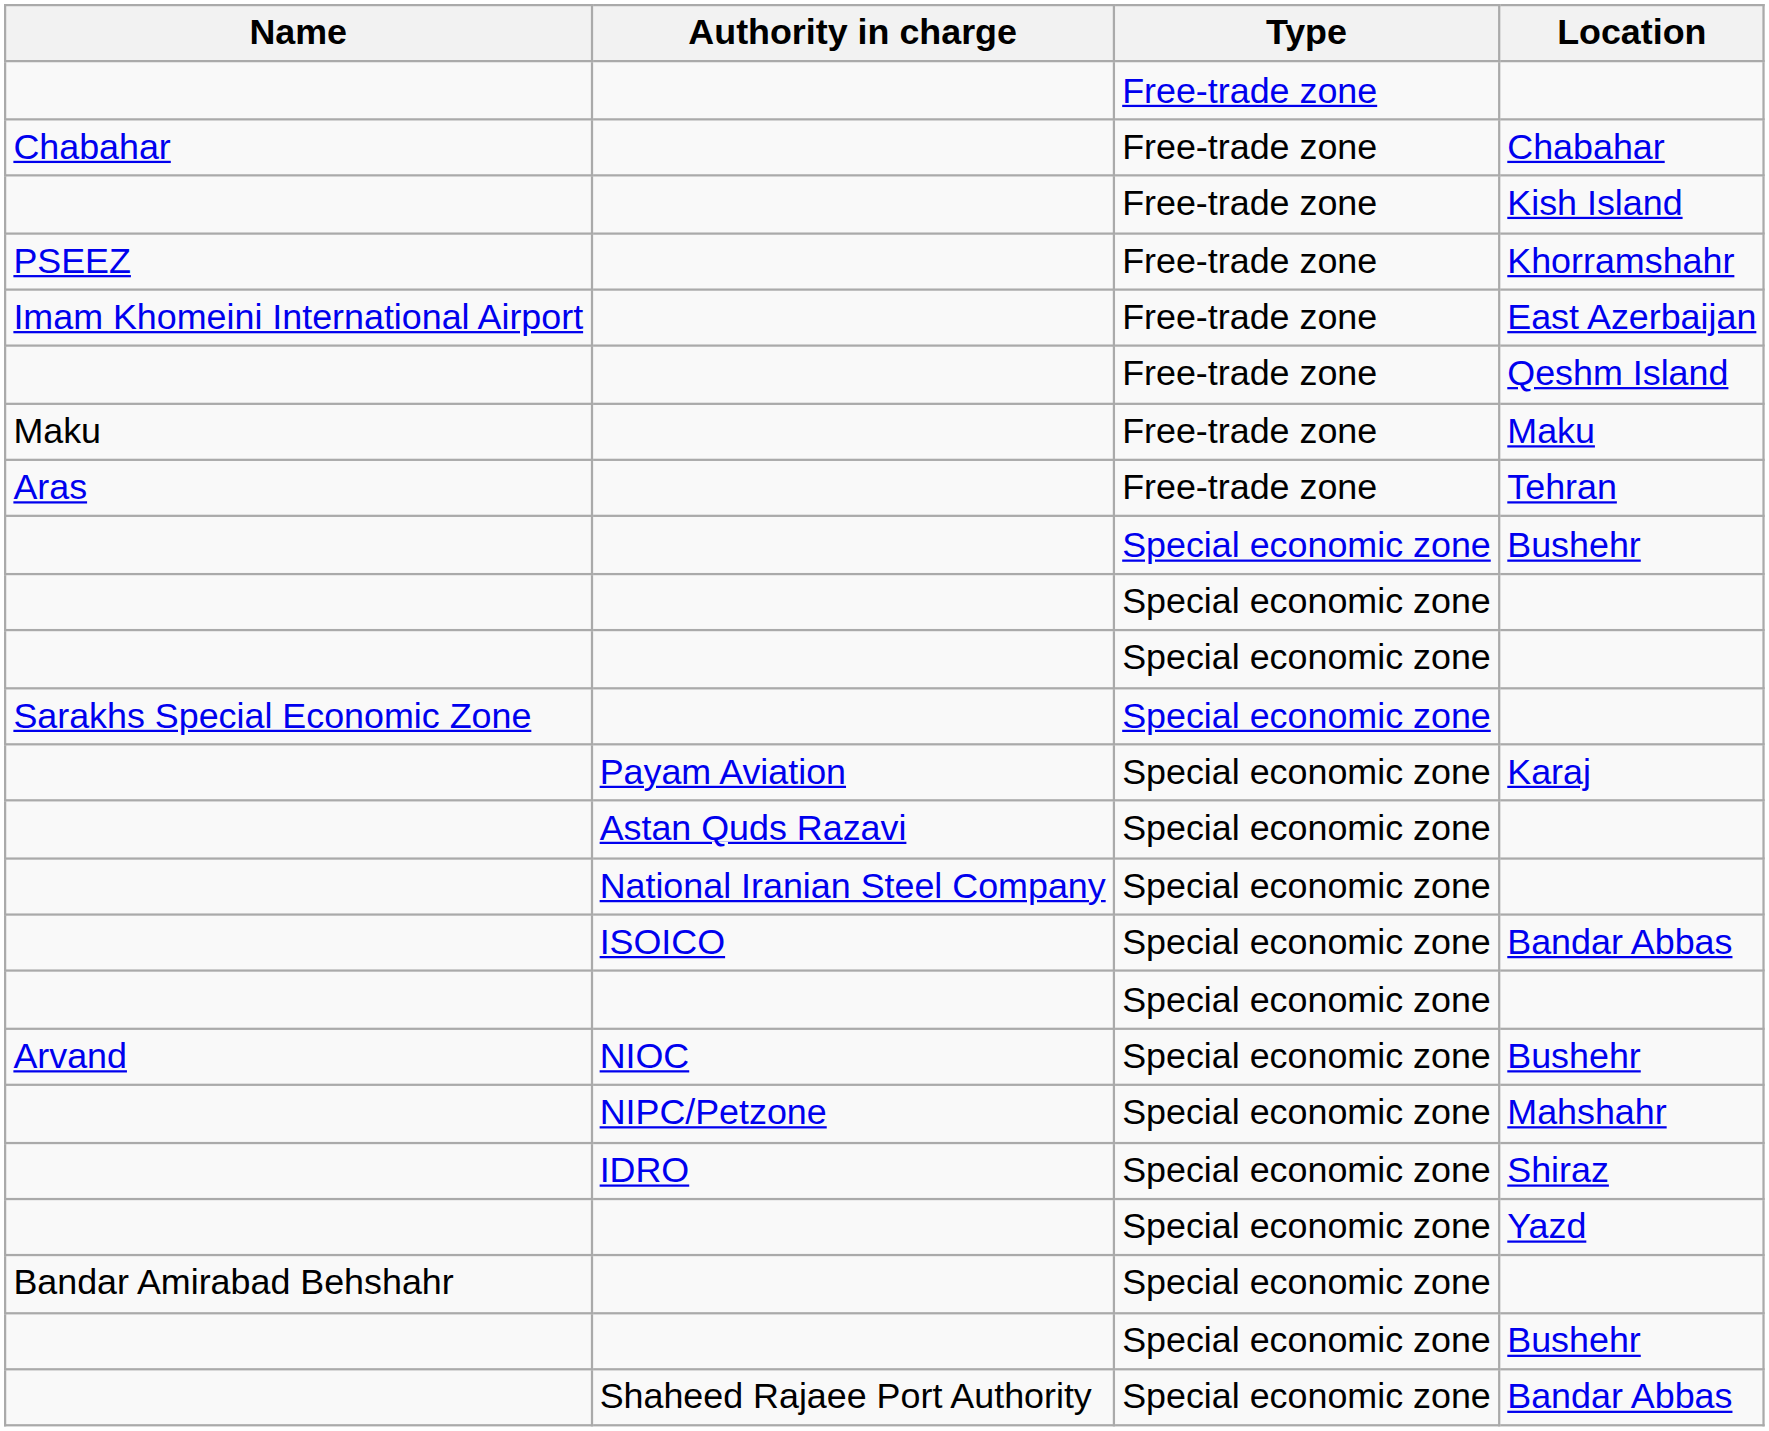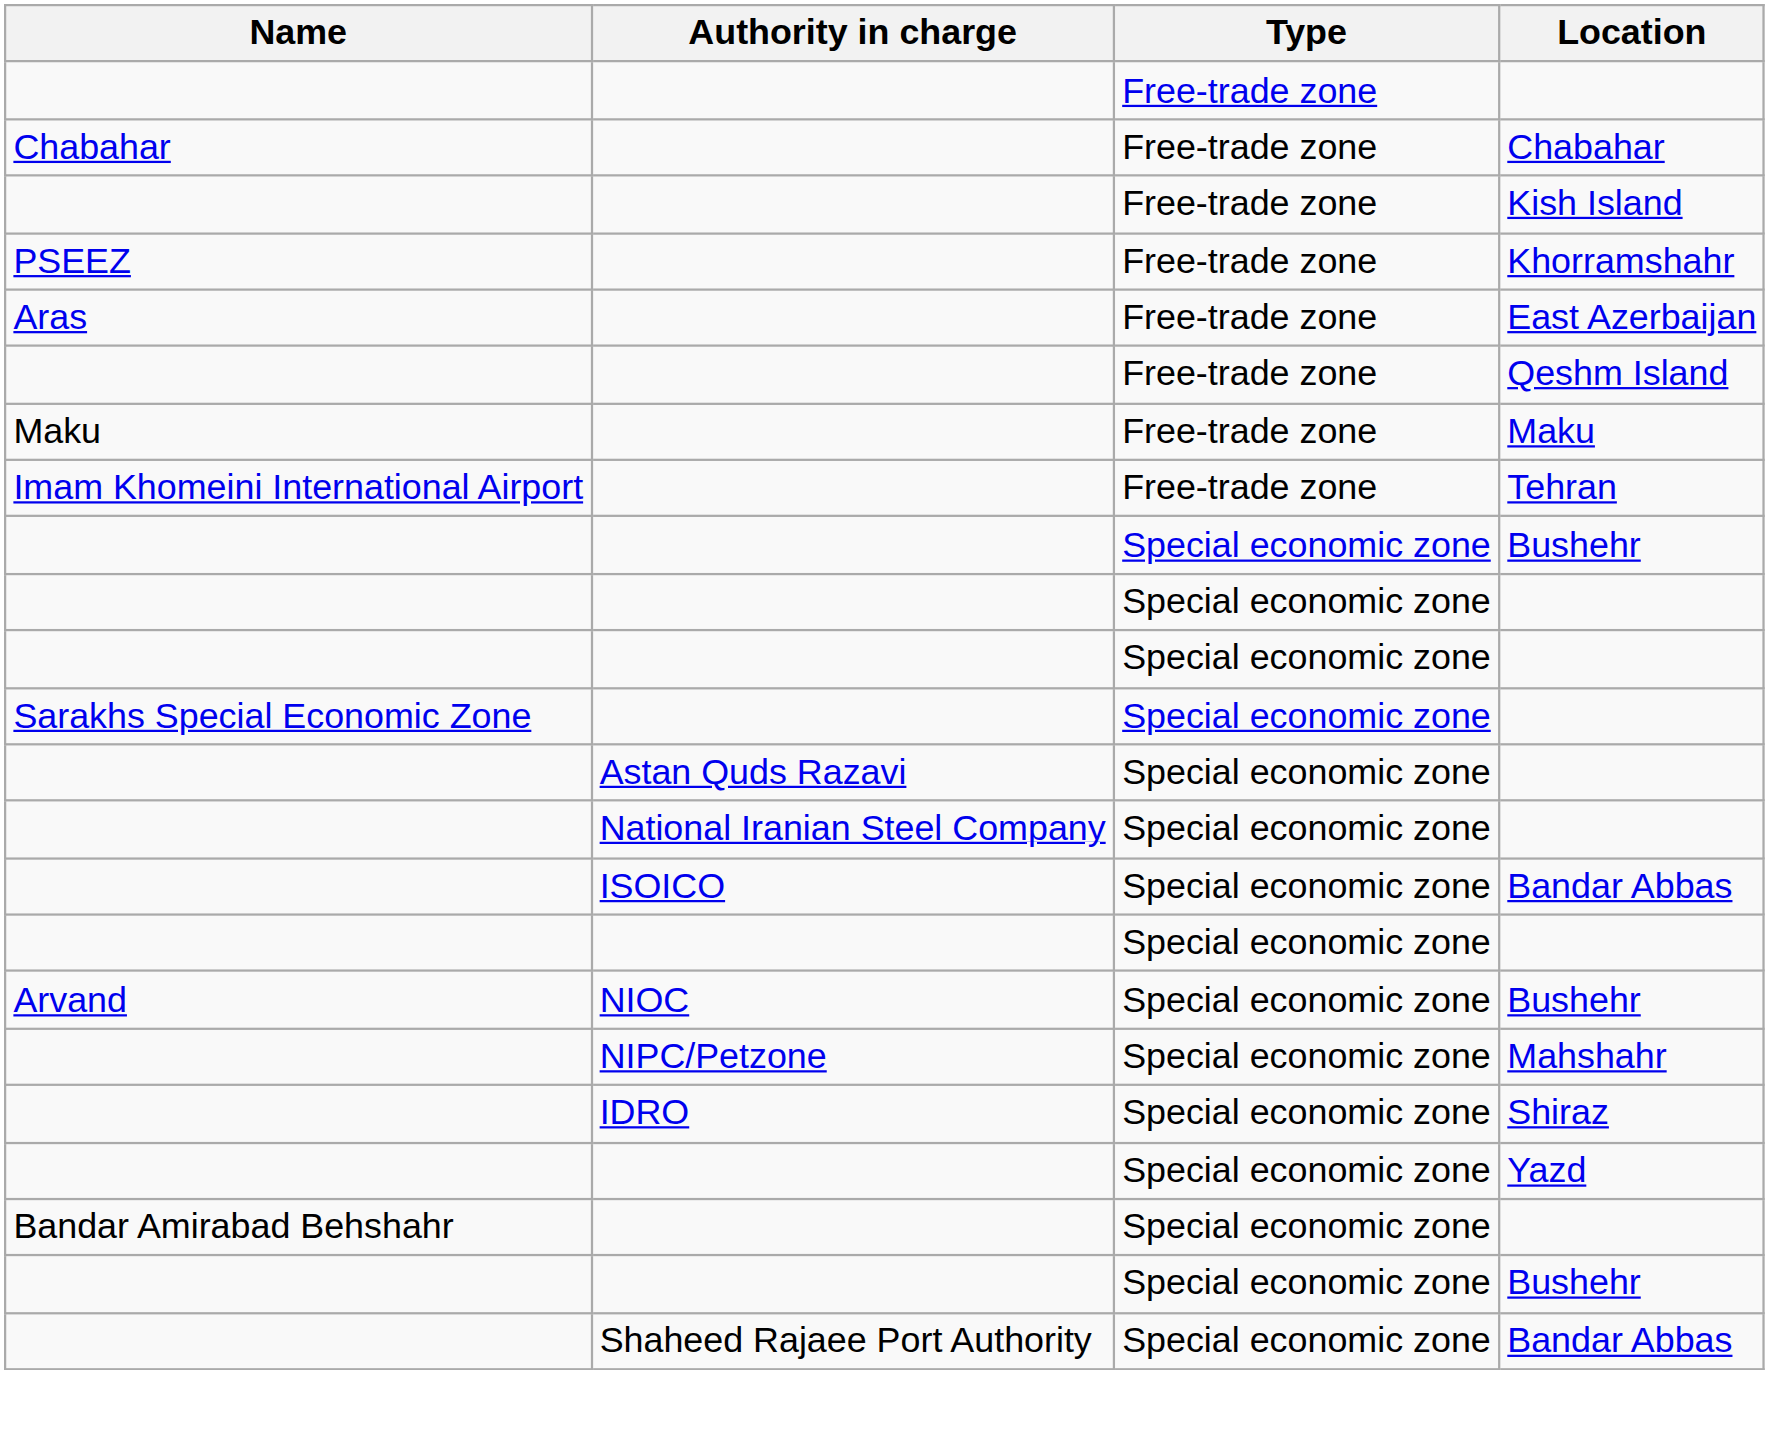(298, 317) Imam Khomeini International Airport -> (50, 317) Aras
(50, 487) Aras -> (298, 487) Imam Khomeini International Airport
- row: (723, 771)
